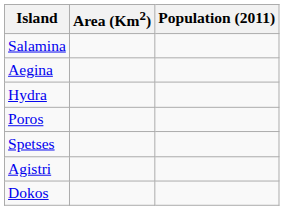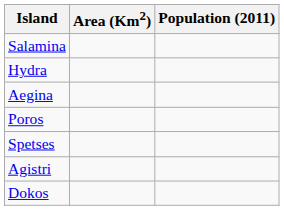rows swapped: (30, 70) <-> (27, 94)
